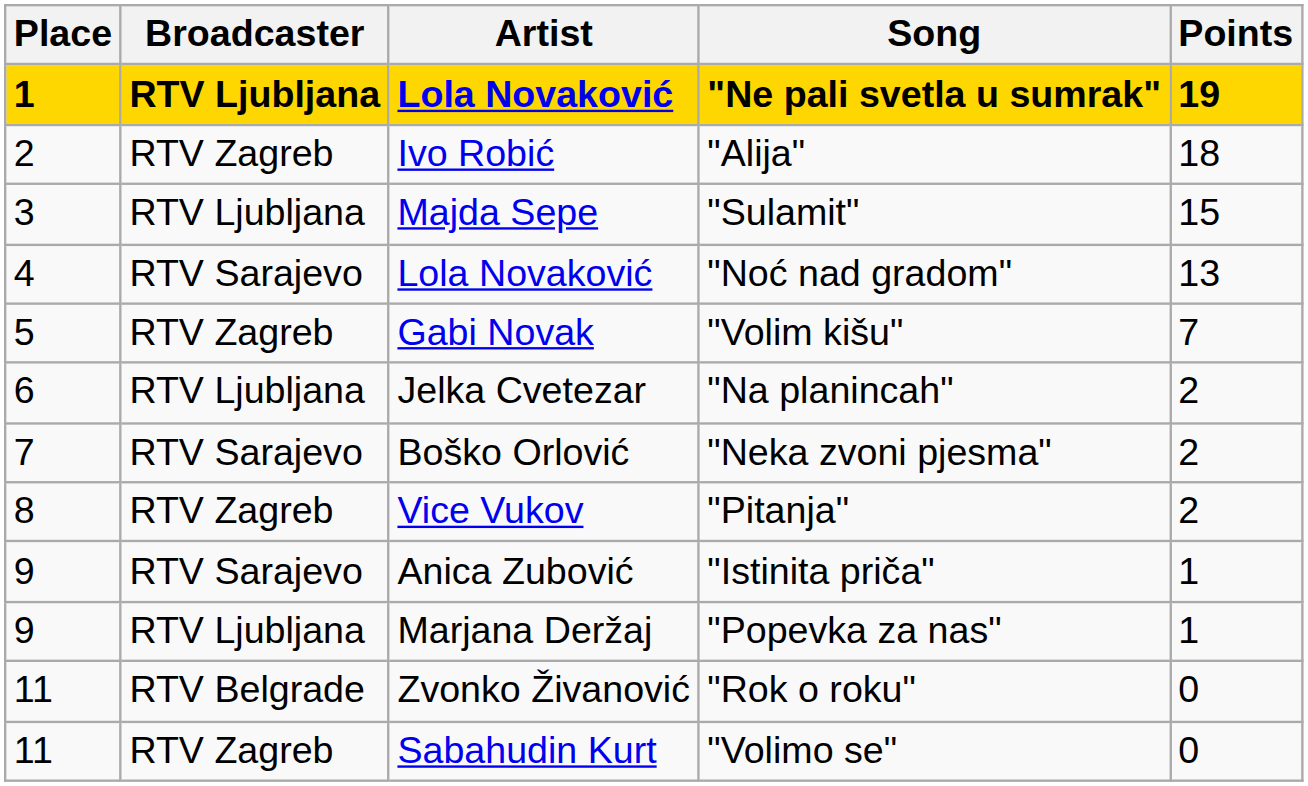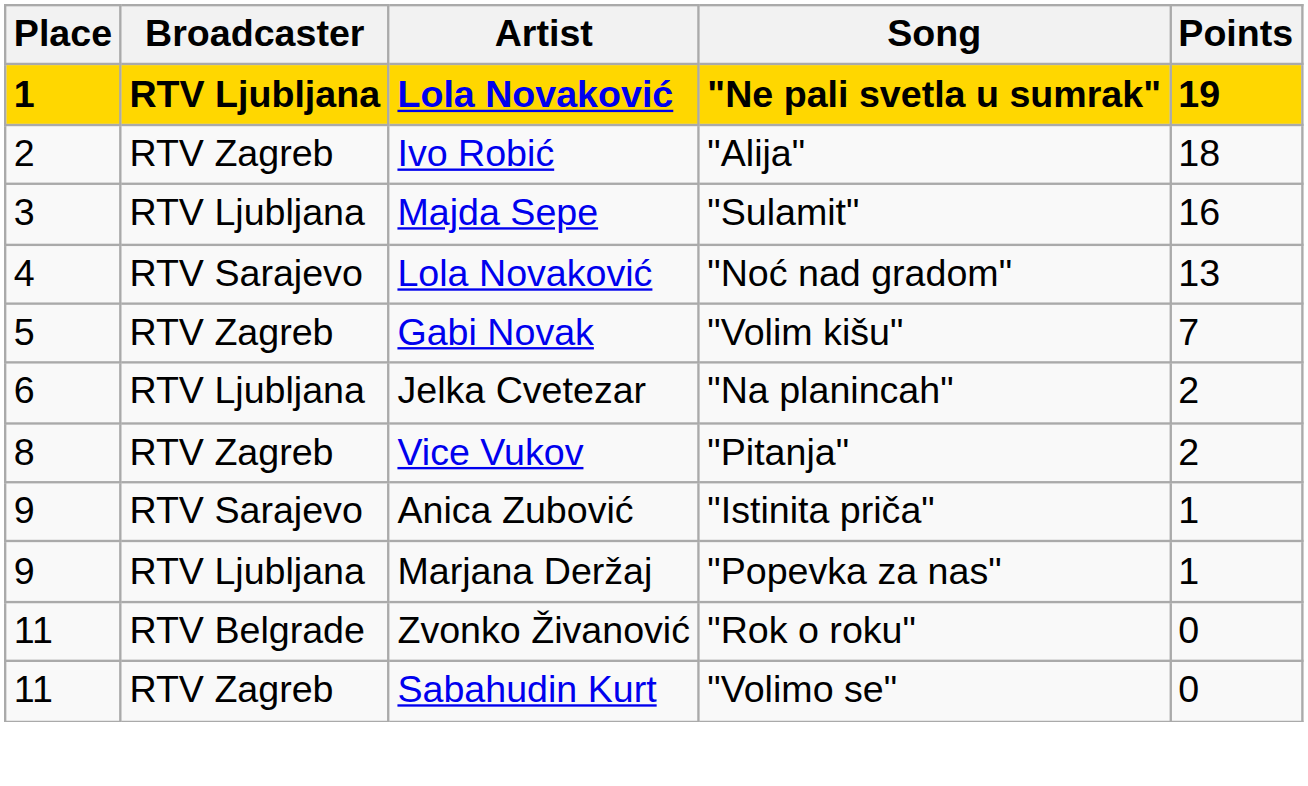(1199, 213) 15 -> (1199, 213) 16
- row: (880, 451)
